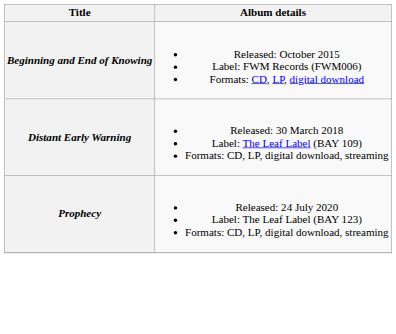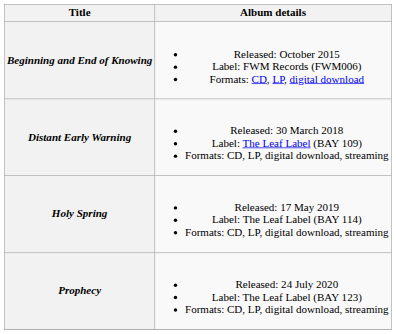+ row: (80, 214)
